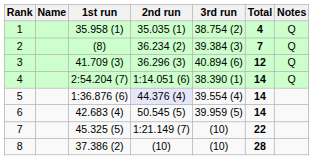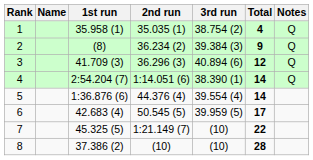(260, 46) 7 -> (260, 46) 9
(161, 96) lavender background -> (161, 96) no background
(260, 113) 14 -> (260, 113) 17
